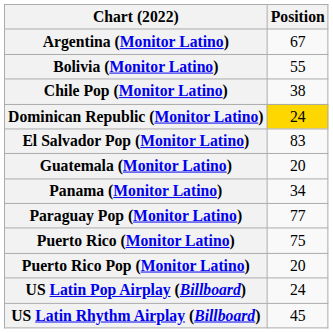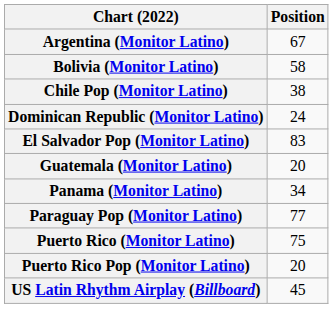(298, 66) 55 -> (298, 66) 58
(298, 116) gold background -> (298, 116) no background
- row: (136, 290)
